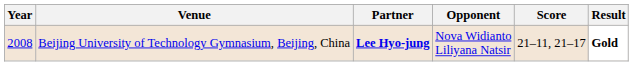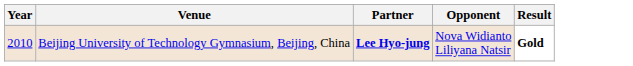- column: (551, 15)
(20, 43) 2008 -> (20, 43) 2010
